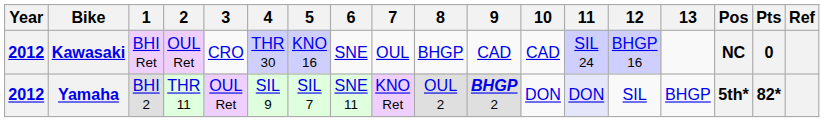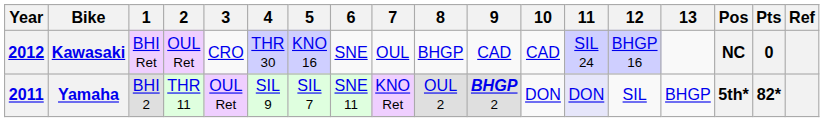(26, 96) 2012 -> (26, 96) 2011
